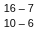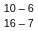rows swapped: (19, 9) <-> (19, 23)
